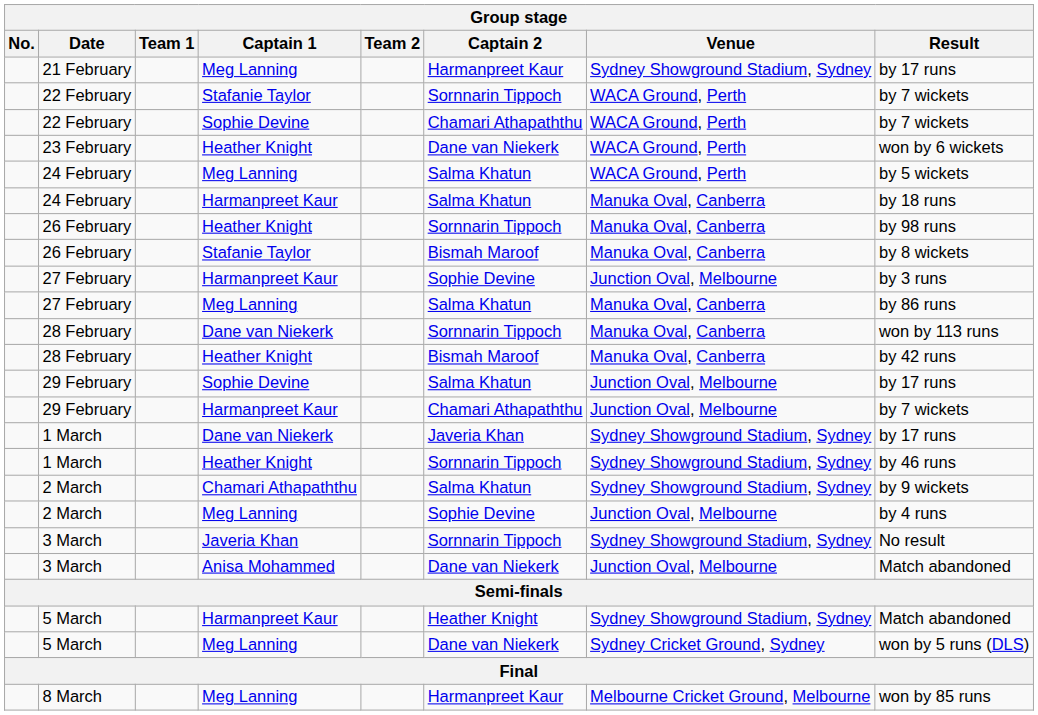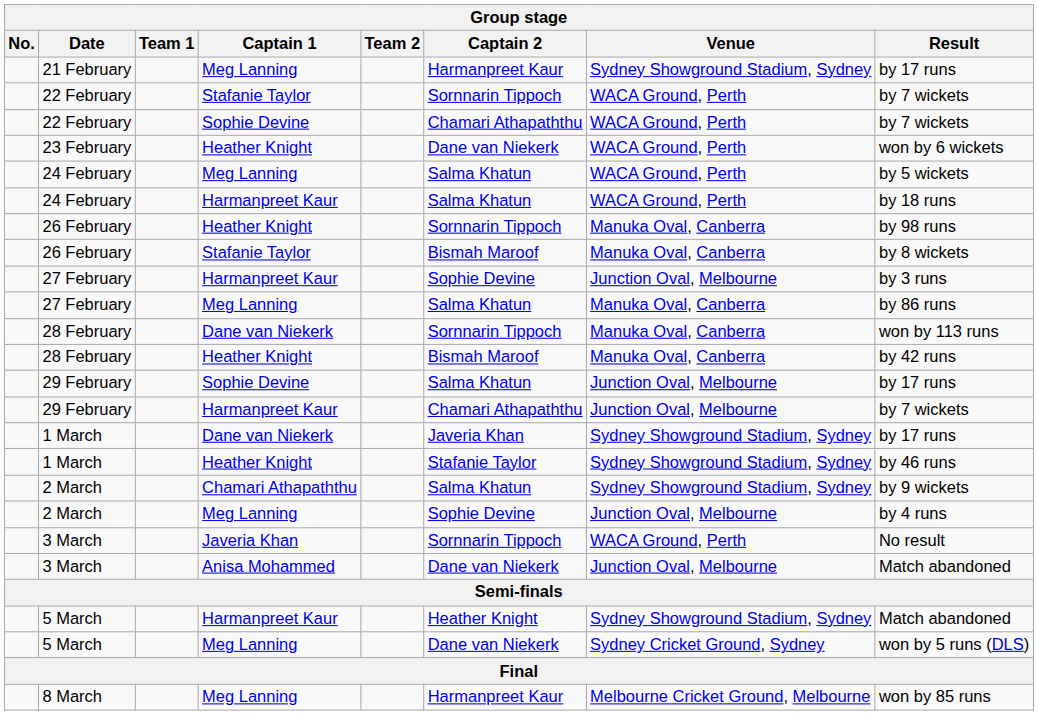(678, 200) Manuka Oval, Canberra -> (668, 200) WACA Ground, Perth
(495, 461) Sornnarin Tippoch -> (482, 461) Stafanie Taylor
(731, 540) Sydney Showground Stadium, Sydney -> (668, 540) WACA Ground, Perth
